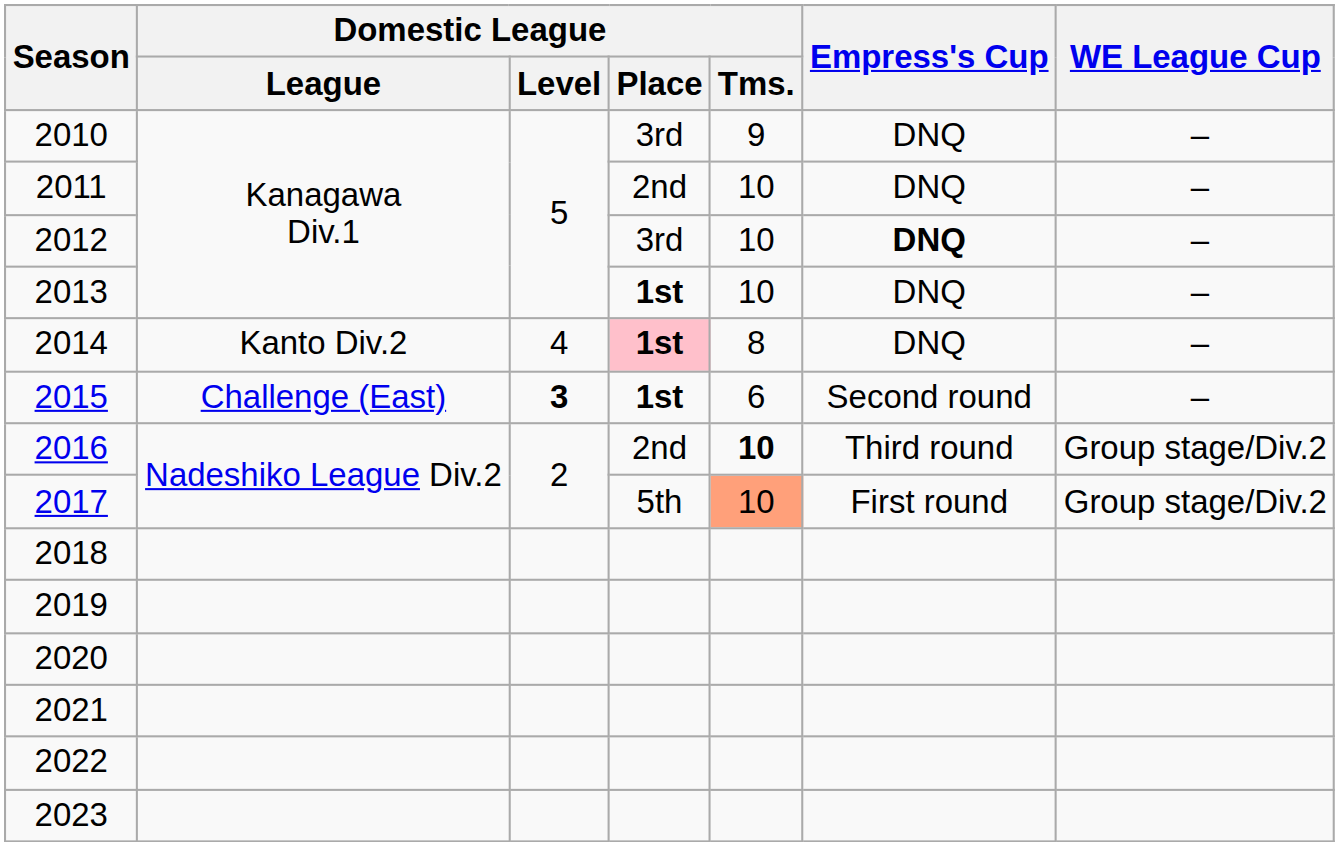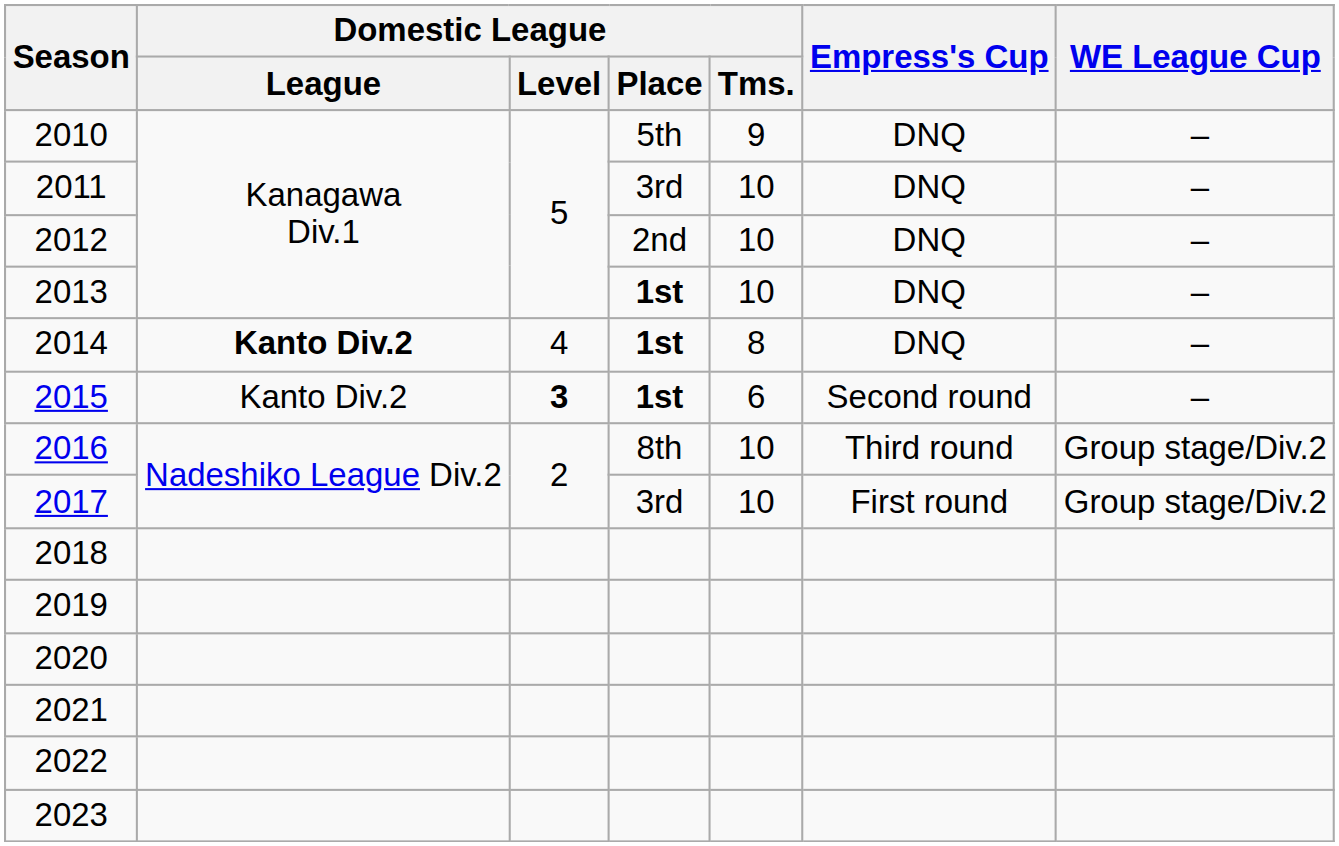(660, 135) 3rd -> (660, 135) 5th
(660, 187) 2nd -> (660, 187) 3rd
(660, 239) 3rd -> (660, 239) 2nd
(929, 239) bold -> (929, 239) normal
(323, 344) normal -> (323, 344) bold
(660, 344) pink background -> (660, 344) no background
(323, 396) Challenge (East) -> (323, 396) Kanto Div.2
(660, 448) 2nd -> (660, 448) 8th
(756, 448) bold -> (756, 448) normal
(660, 501) 5th -> (660, 501) 3rd
(756, 501) lightsalmon background -> (756, 501) no background
